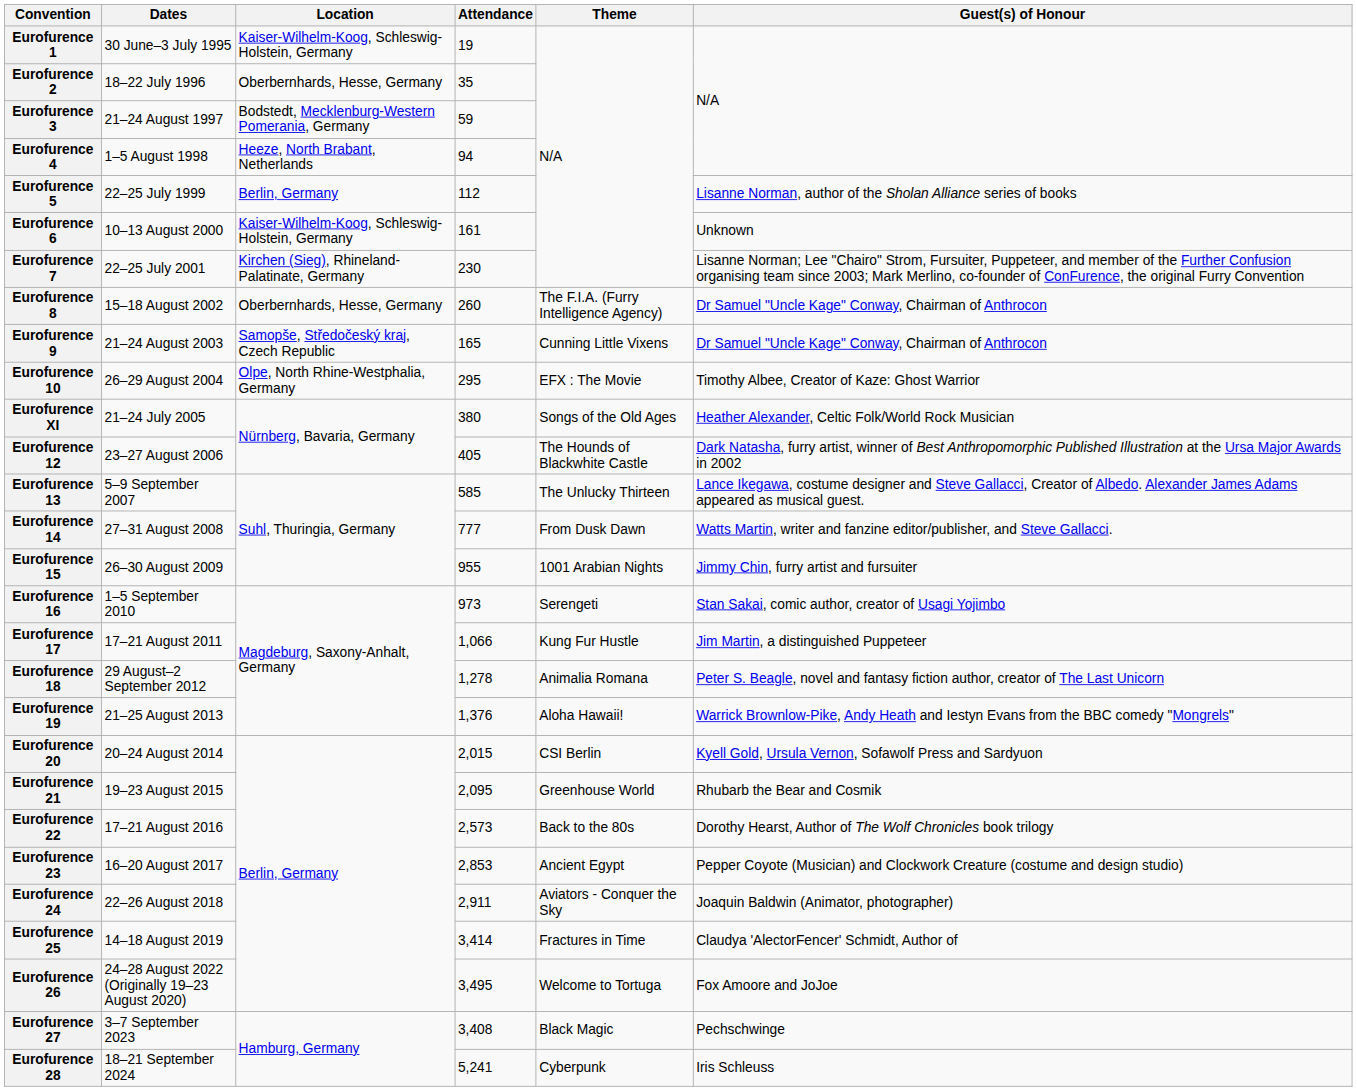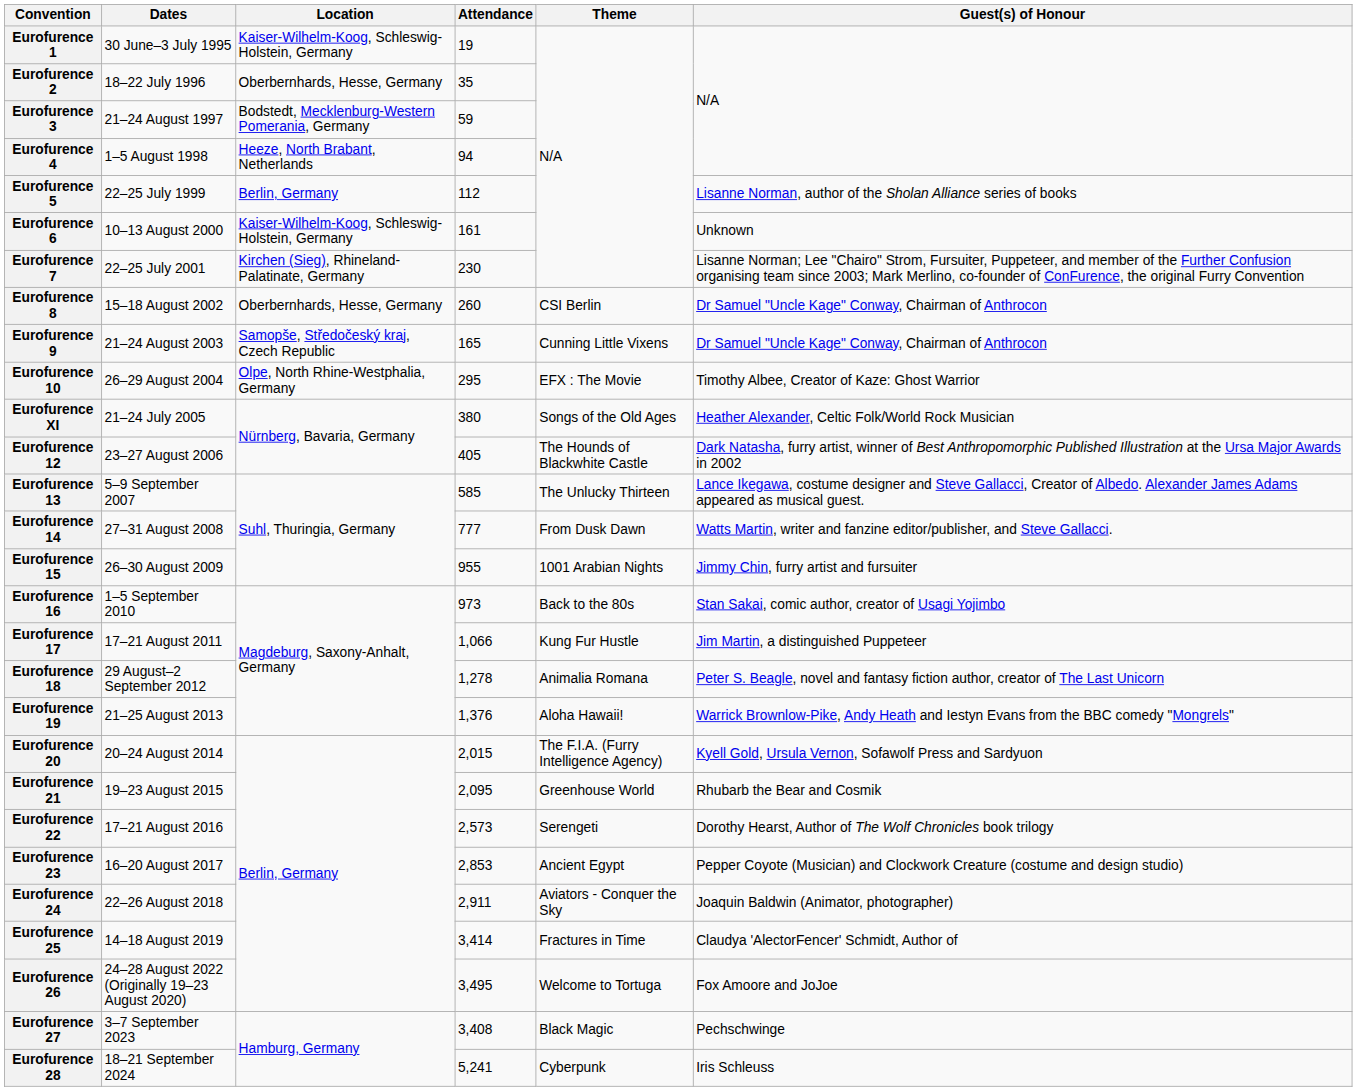(601, 306) The F.I.A. (Furry Intelligence Agency) -> (570, 306) CSI Berlin
(569, 604) Serengeti -> (587, 604) Back to the 80s
(570, 753) CSI Berlin -> (601, 753) The F.I.A. (Furry Intelligence Agency)
(587, 828) Back to the 80s -> (569, 828) Serengeti
